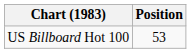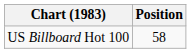(159, 37) 53 -> (159, 37) 58
